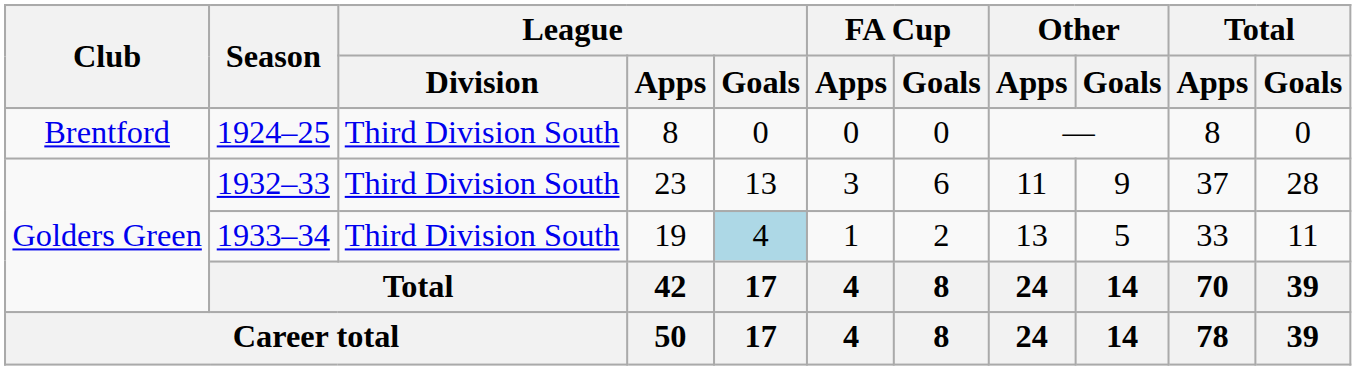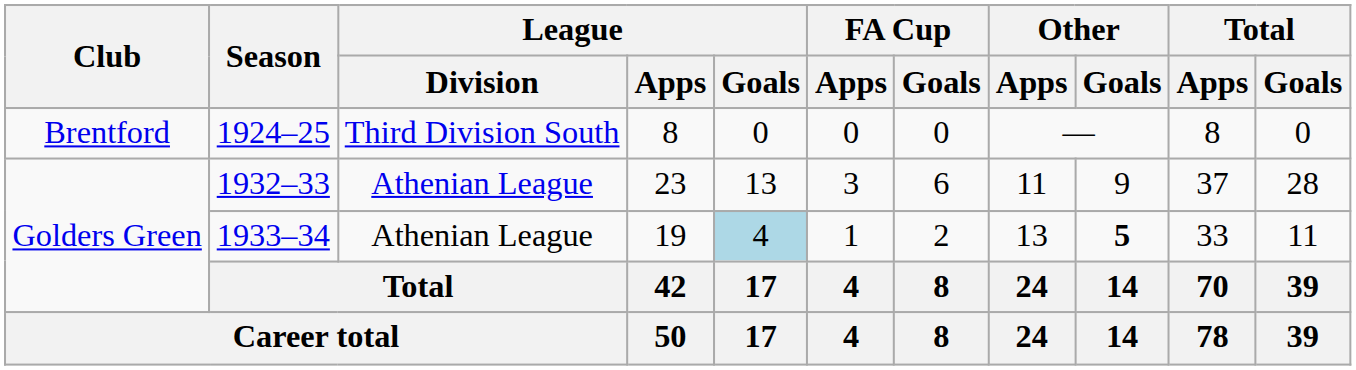(482, 183) Third Division South -> (482, 183) Athenian League
(482, 235) Third Division South -> (482, 235) Athenian League
(1122, 235) normal -> (1122, 235) bold
